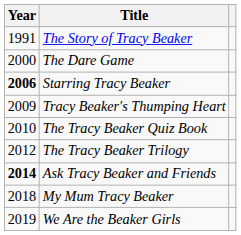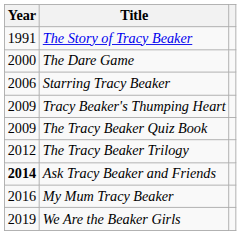(22, 83) bold -> (22, 83) normal
(22, 128) 2010 -> (22, 128) 2009
(22, 196) 2018 -> (22, 196) 2016
